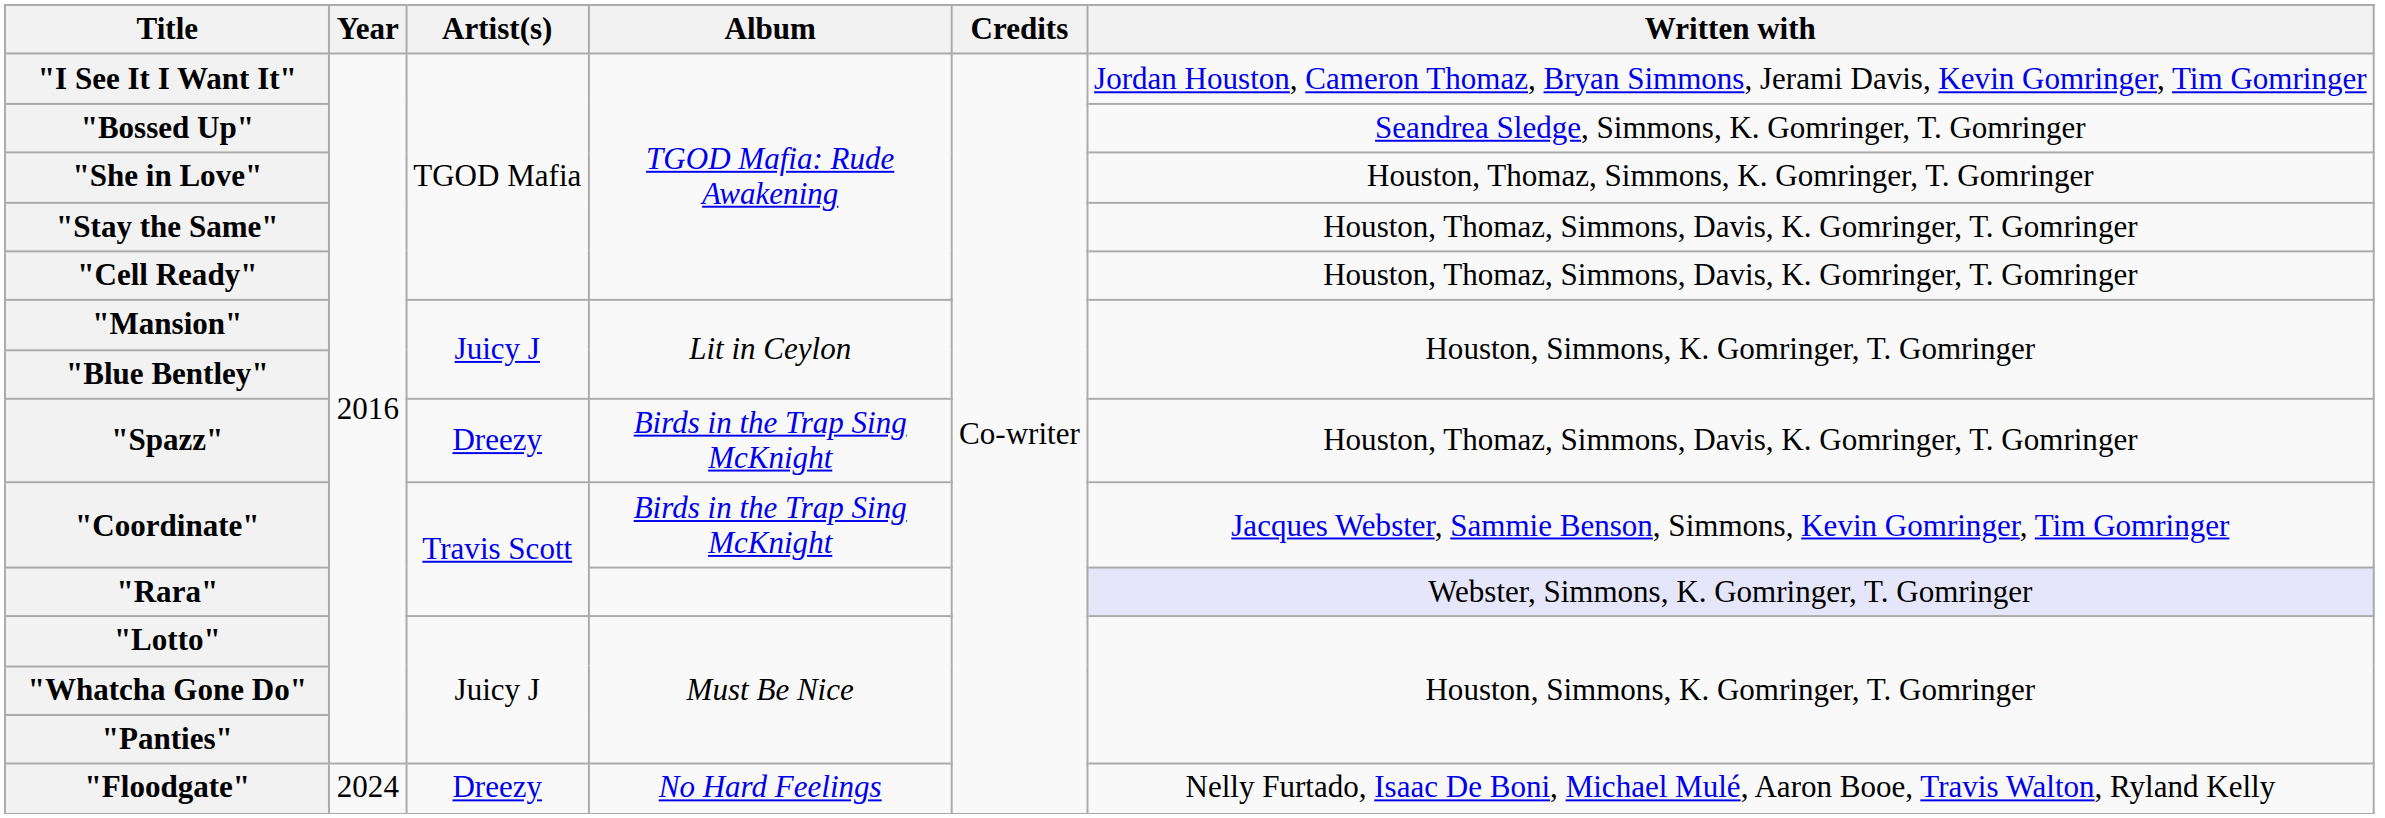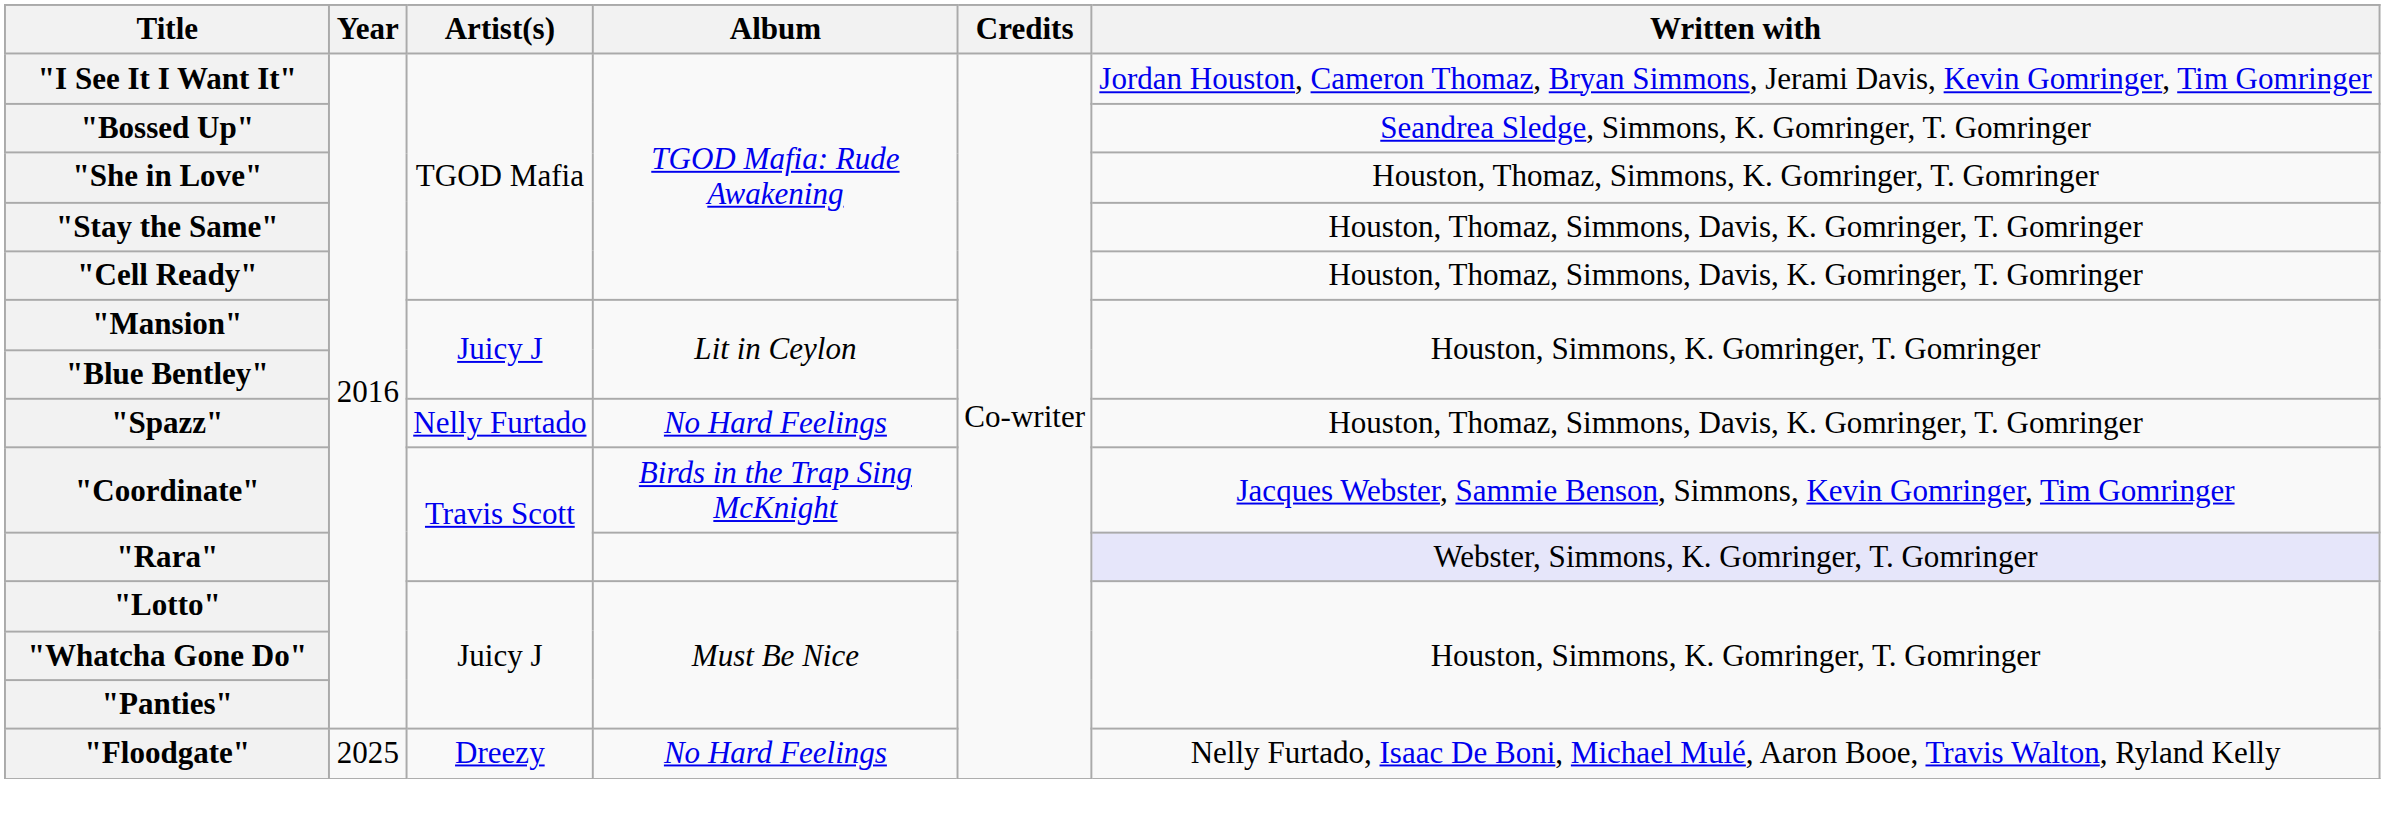(497, 440) Dreezy -> (500, 422) Nelly Furtado
(770, 440) Birds in the Trap Sing McKnight -> (775, 422) No Hard Feelings
(368, 788) 2024 -> (368, 753) 2025
